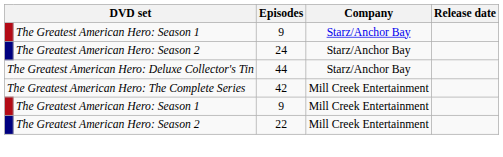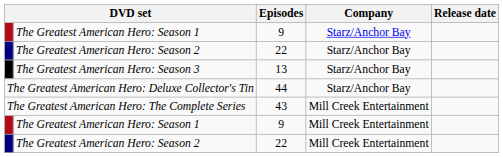(281, 50) 24 -> (281, 50) 22
+ row: (108, 69)
(281, 87) 42 -> (281, 106) 43
